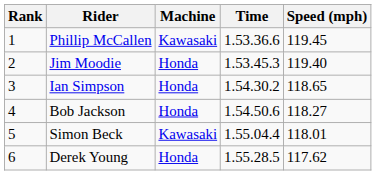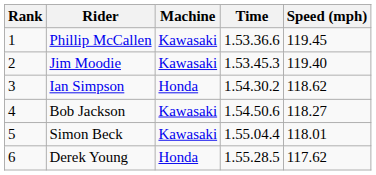(178, 63) Honda -> (188, 63) Kawasaki
(307, 87) 118.65 -> (307, 87) 118.62
(178, 110) Honda -> (188, 110) Kawasaki
